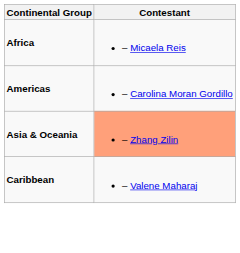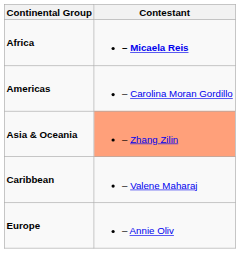(165, 48) normal -> (165, 48) bold
+ row: (23, 226)
